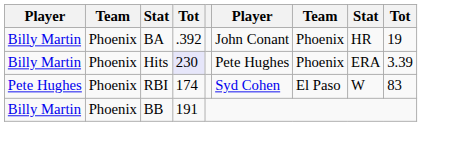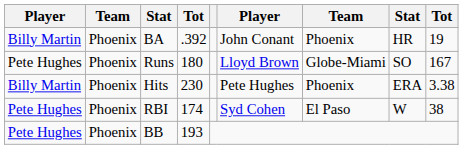+ row: (159, 62)
(187, 62) lavender background -> (192, 86) no background
(400, 62) 3.39 -> (442, 86) 3.38
(395, 86) 83 -> (436, 109) 38
(44, 109) Billy Martin -> (45, 132) Pete Hughes
(187, 109) 191 -> (192, 132) 193
